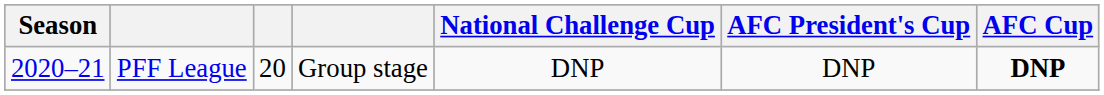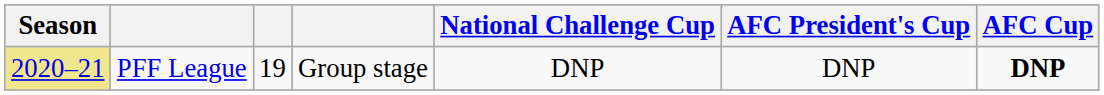(58, 68) no background -> (58, 68) khaki background
(272, 68) 20 -> (272, 68) 19
